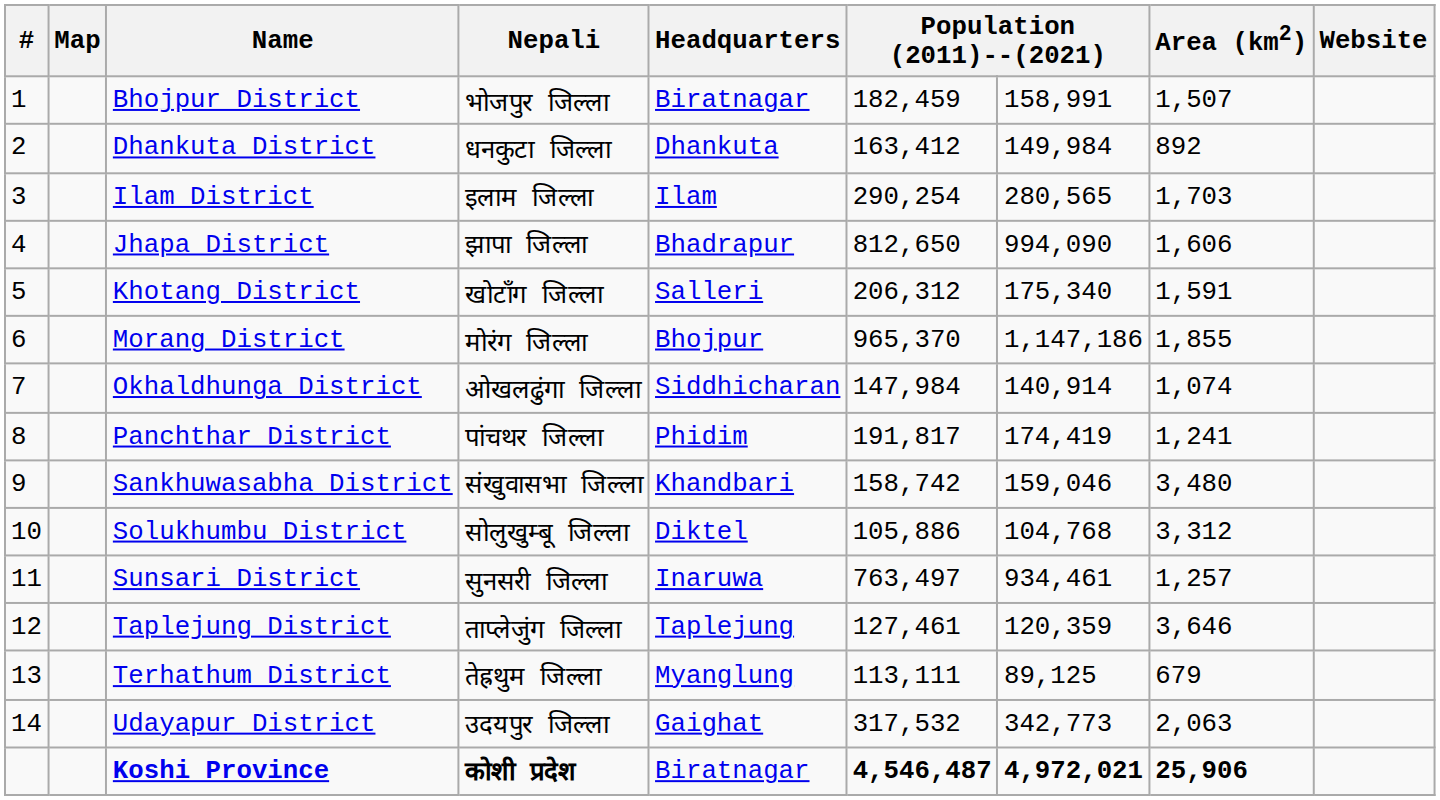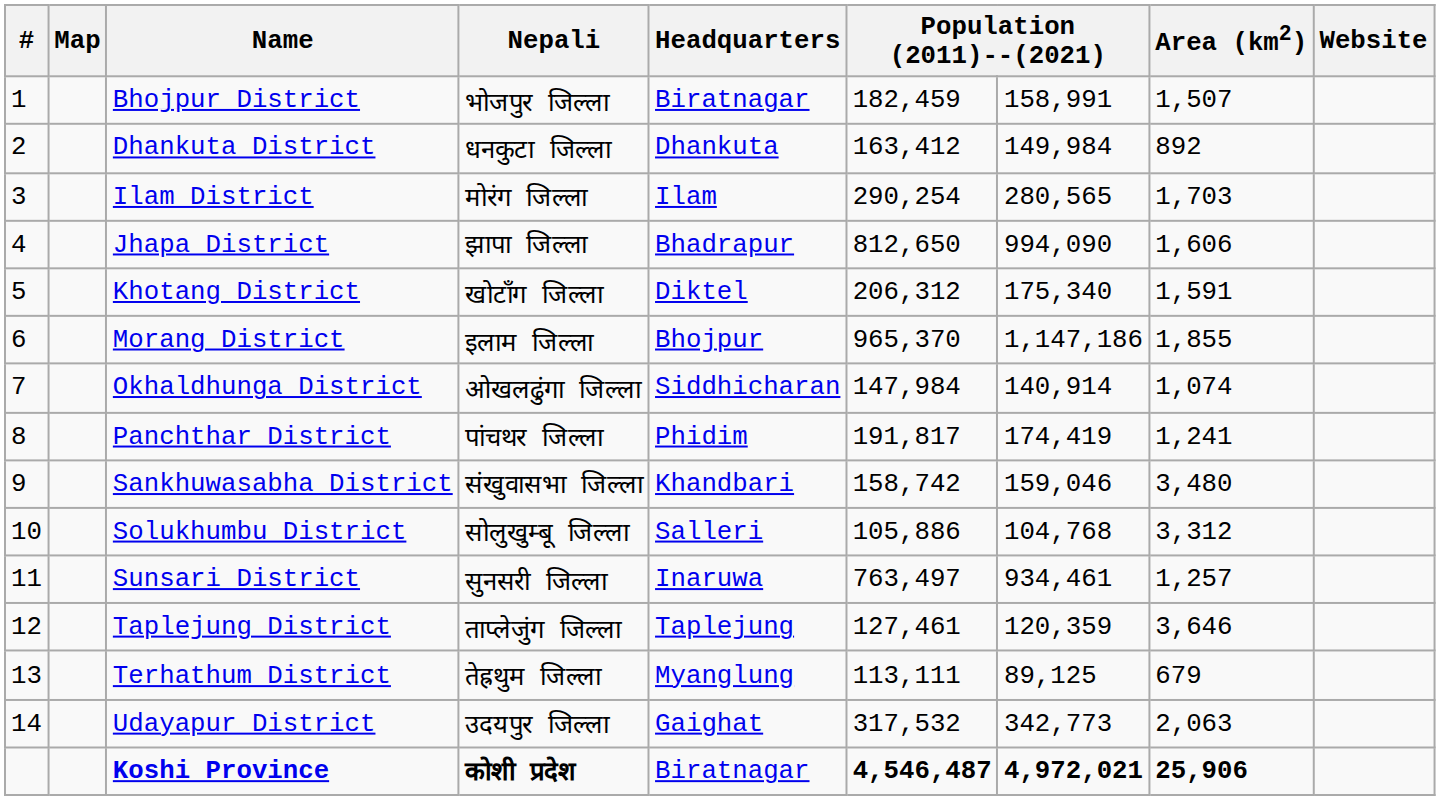(529, 199) इलाम जिल्ला -> (526, 199) मोरंग जिल्ला
(709, 292) Salleri -> (701, 292) Diktel
(526, 343) मोरंग जिल्ला -> (529, 343) इलाम जिल्ला
(701, 532) Diktel -> (709, 532) Salleri
